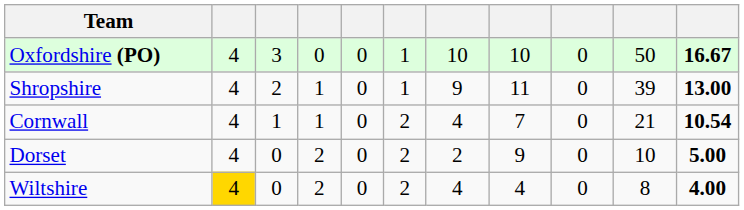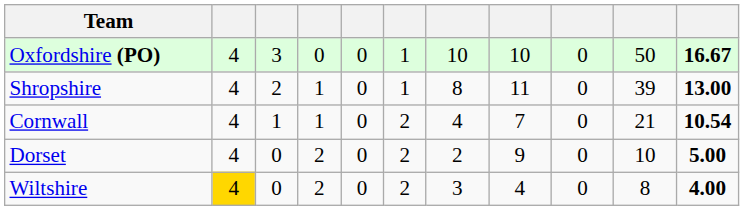(457, 88) 9 -> (457, 88) 8
(457, 188) 4 -> (457, 188) 3
